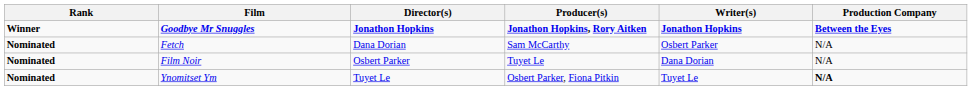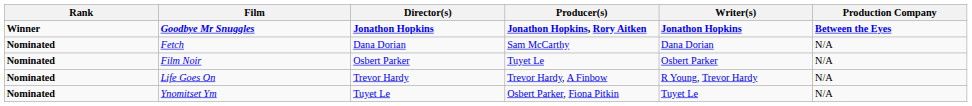(689, 45) Osbert Parker -> (687, 45) Dana Dorian
(687, 61) Dana Dorian -> (689, 61) Osbert Parker
+ row: (188, 77)
(824, 77) bold -> (824, 93) normal
